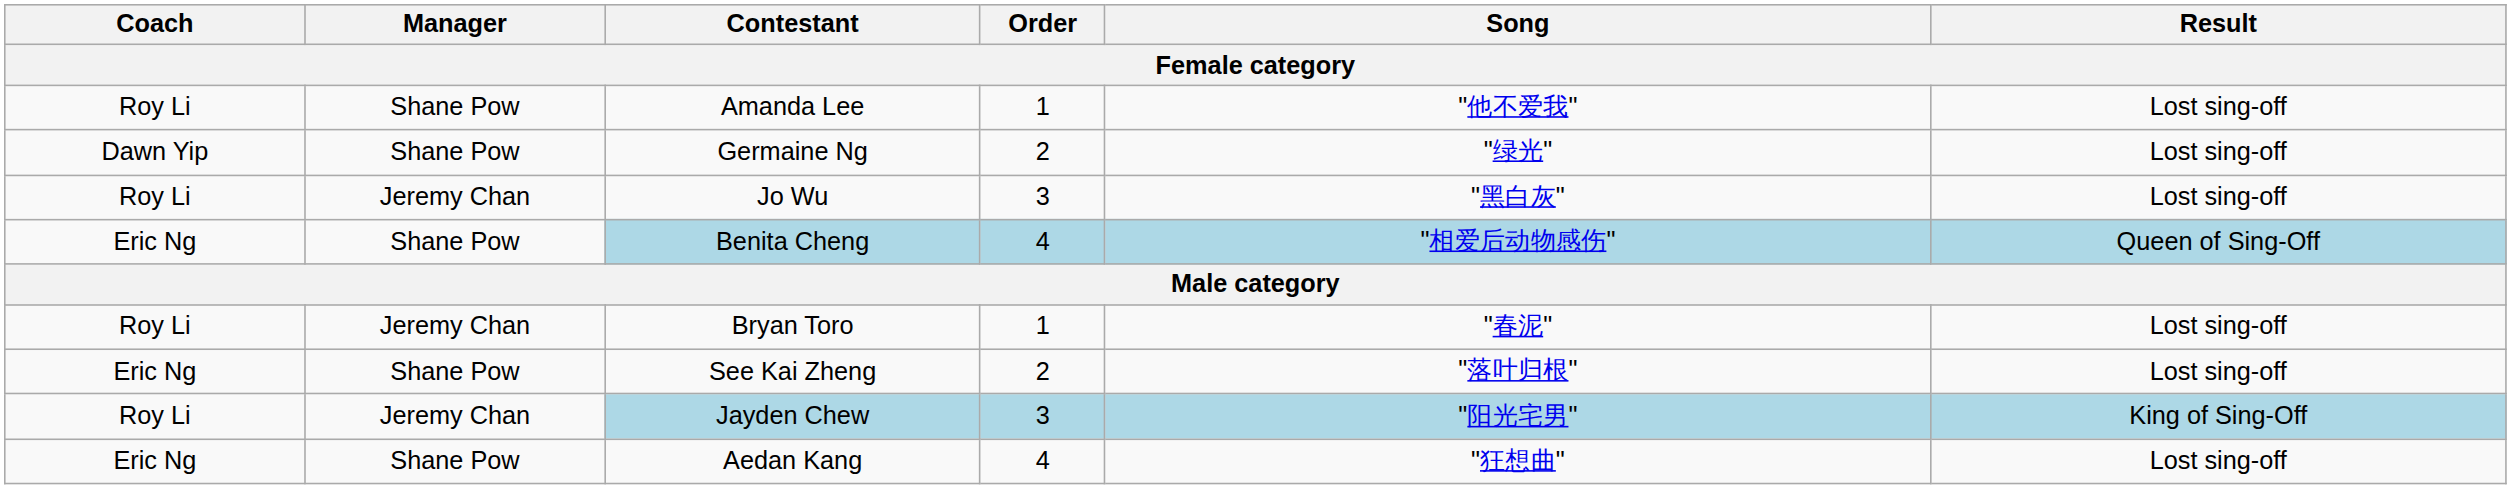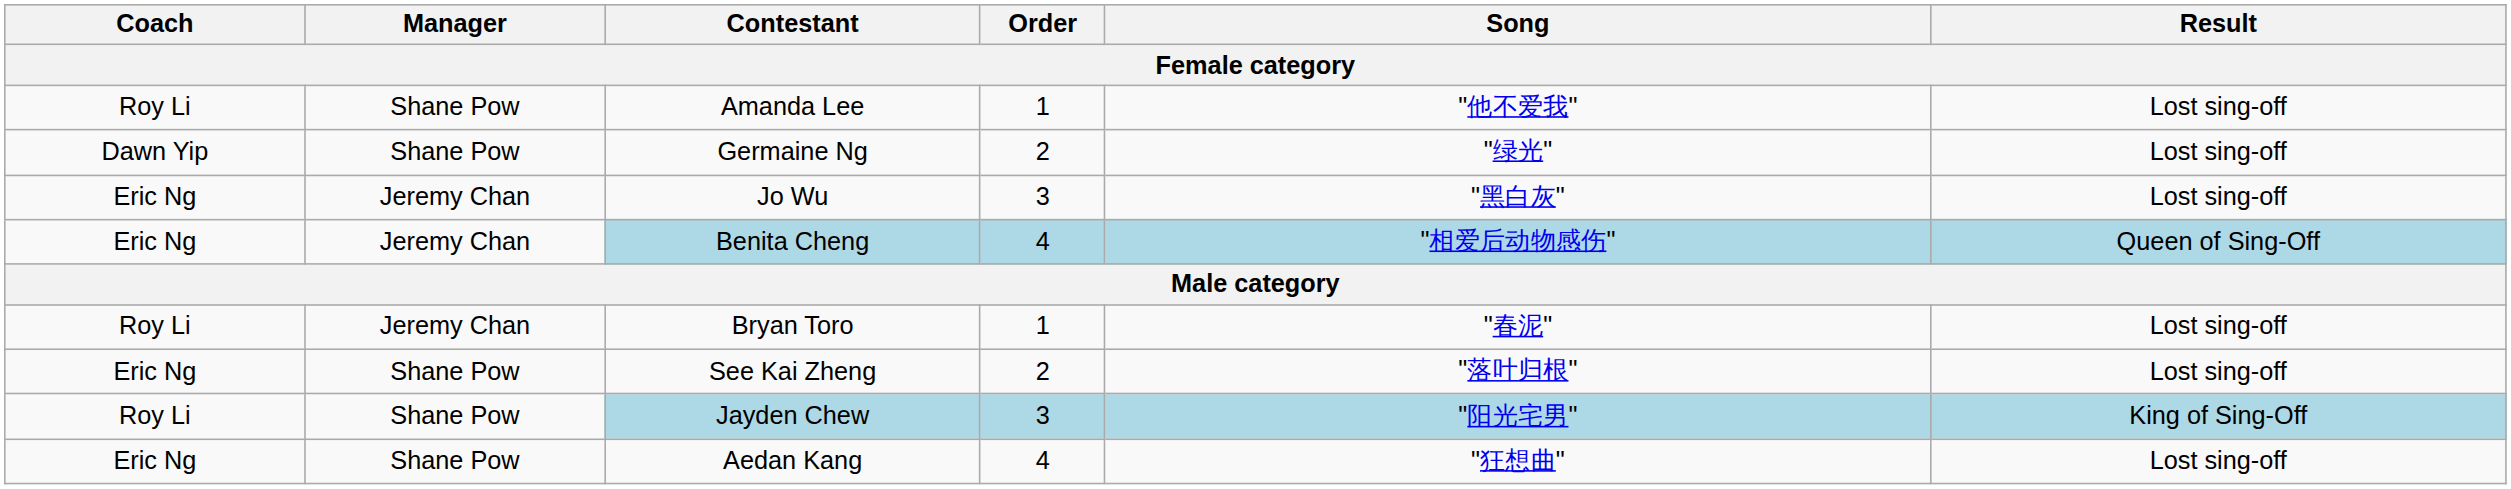(155, 196) Roy Li -> (155, 196) Eric Ng
(455, 241) Shane Pow -> (455, 241) Jeremy Chan
(455, 416) Jeremy Chan -> (455, 416) Shane Pow
